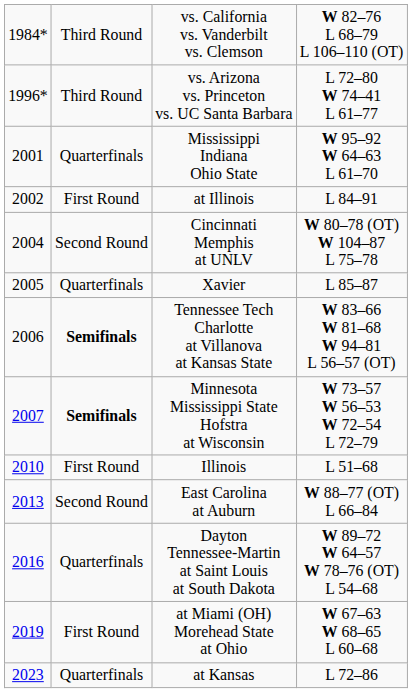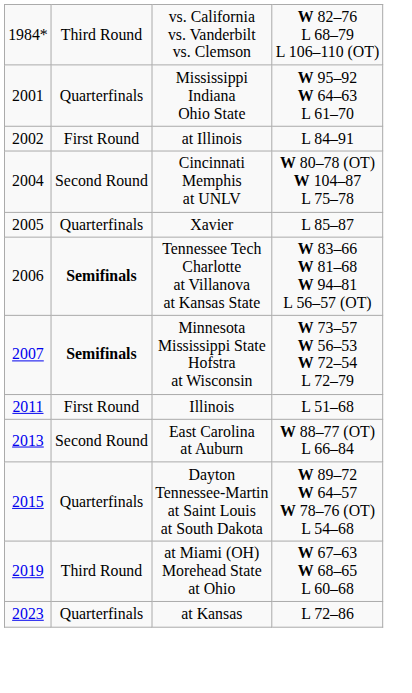- row: (224, 95)
(28, 467) 2010 -> (28, 406) 2011
(28, 562) 2016 -> (28, 501) 2015
(101, 631) First Round -> (101, 571) Third Round
